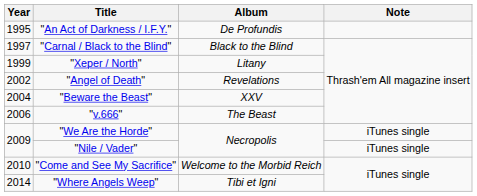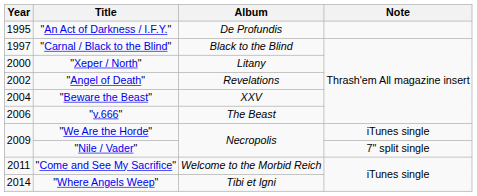(19, 64) 1999 -> (19, 64) 2000
(398, 149) iTunes single -> (398, 149) 7" split single
(19, 166) 2010 -> (19, 166) 2011
